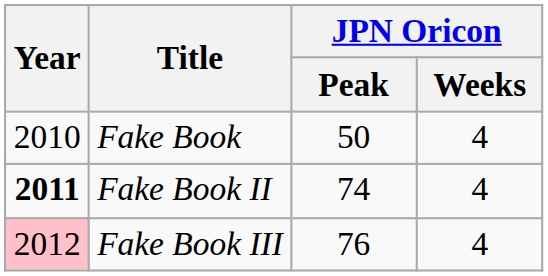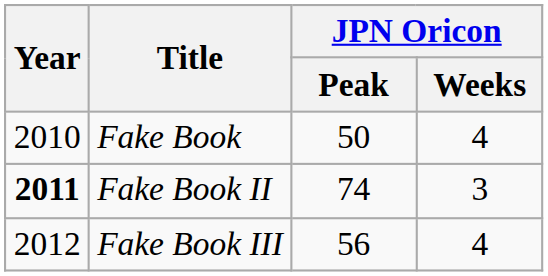(480, 190) 4 -> (480, 190) 3
(47, 243) pink background -> (47, 243) no background
(354, 243) 76 -> (354, 243) 56
